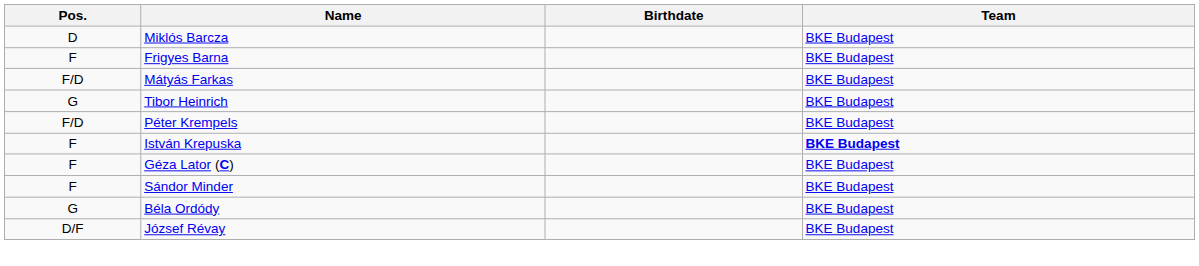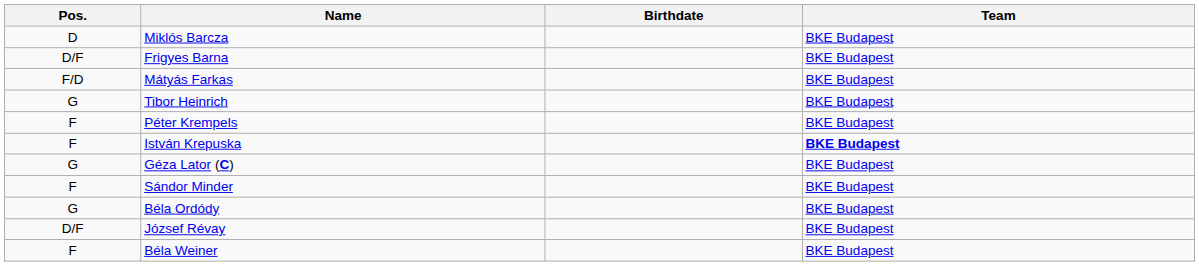(73, 58) F -> (73, 58) D/F
(73, 122) F/D -> (73, 122) F
(73, 165) F -> (73, 165) G
+ row: (181, 251)
